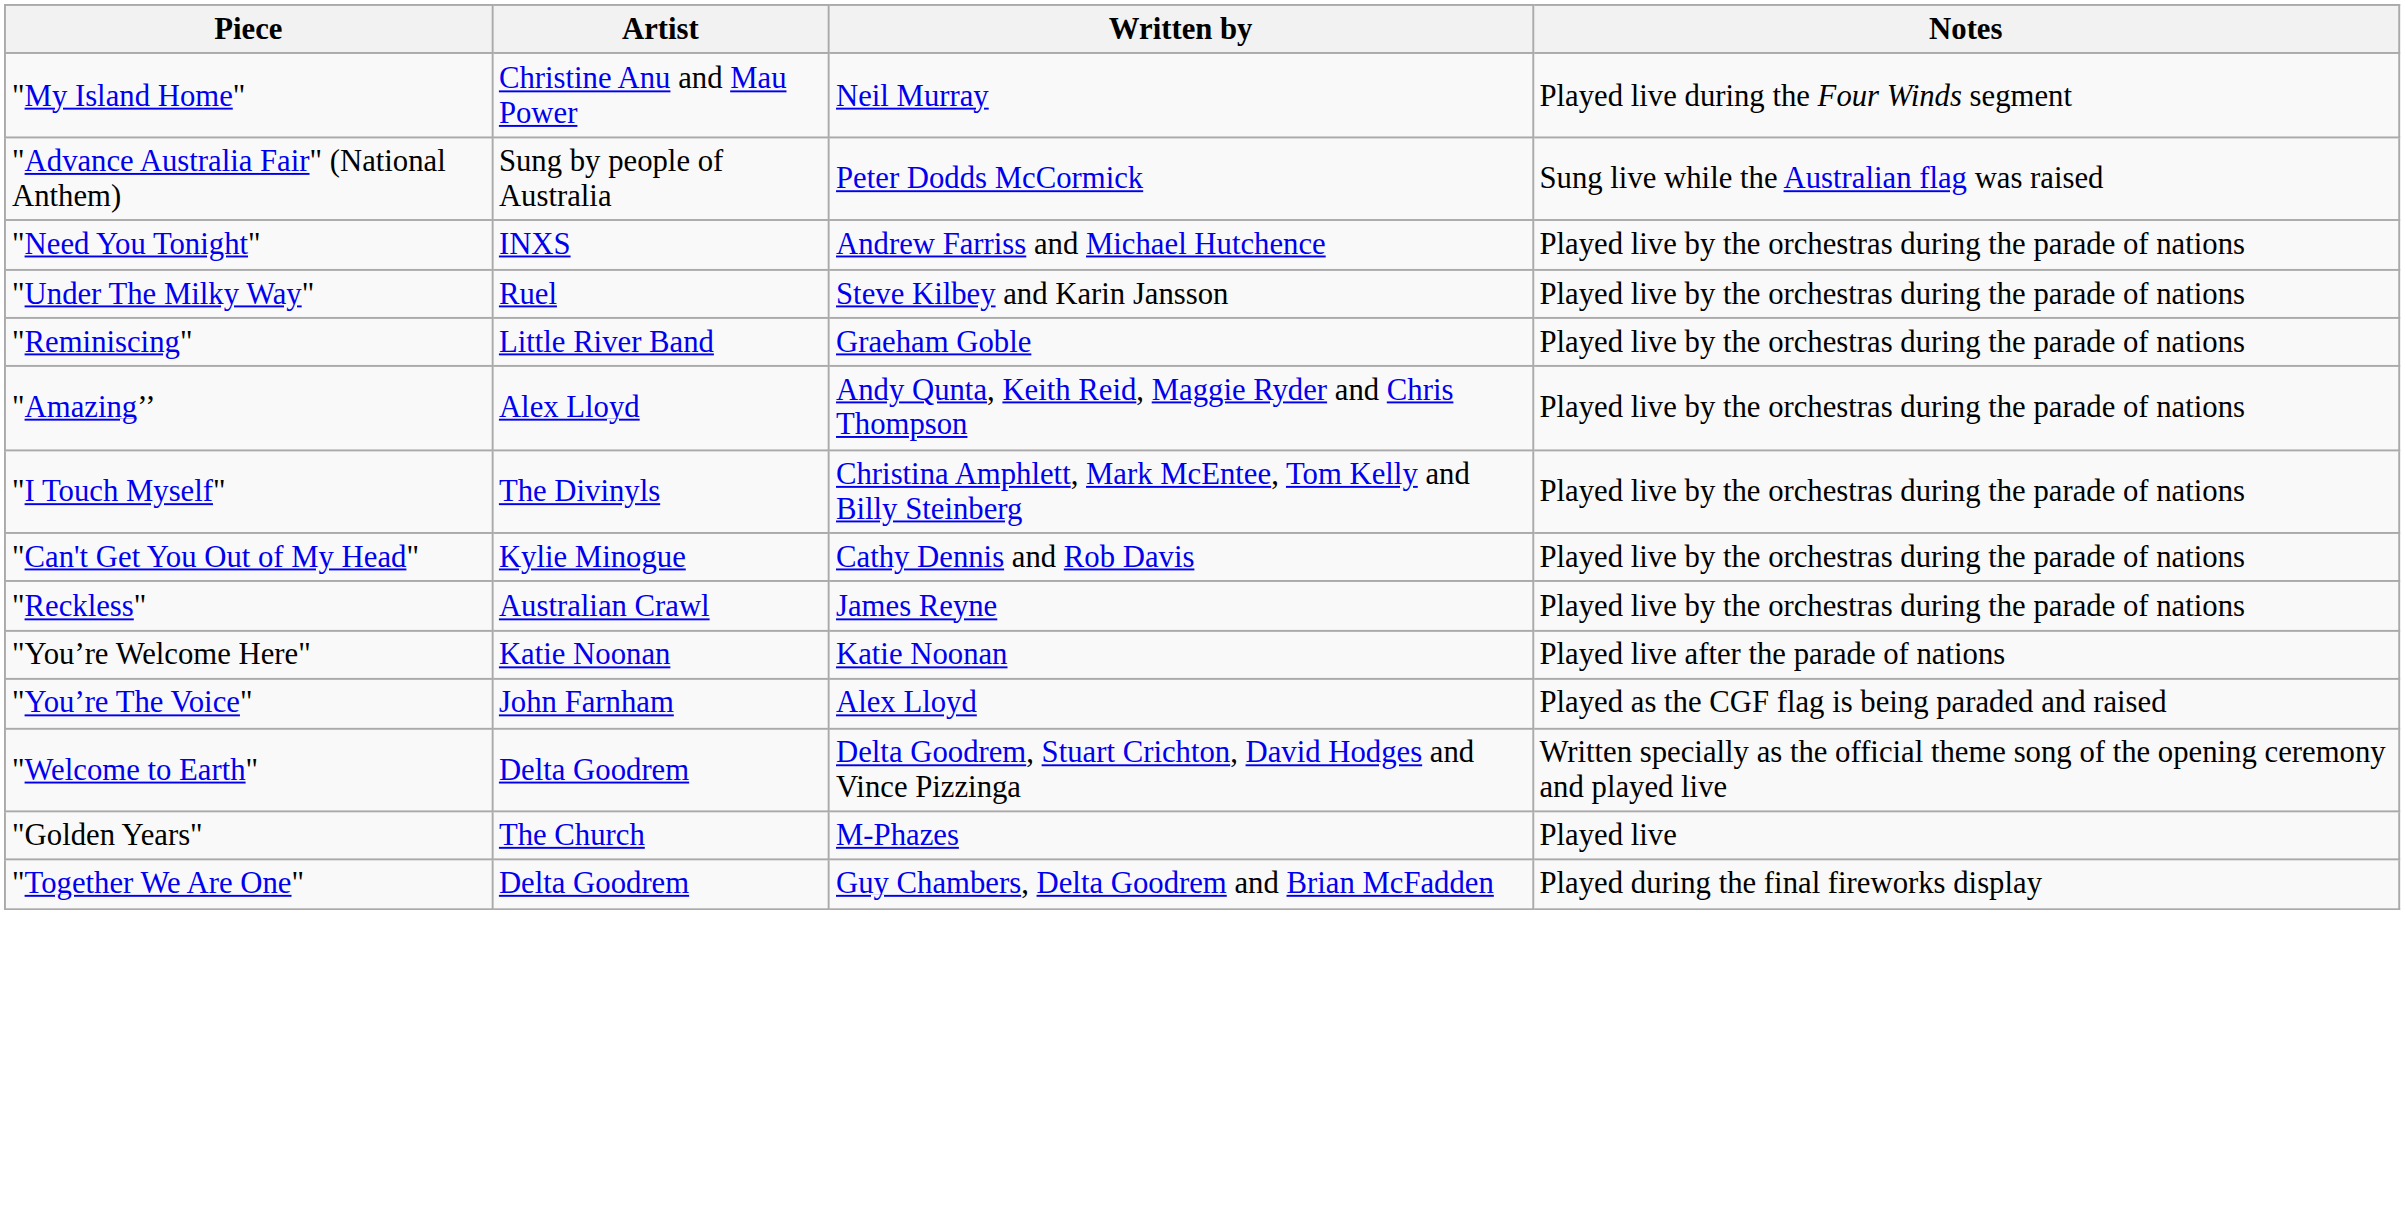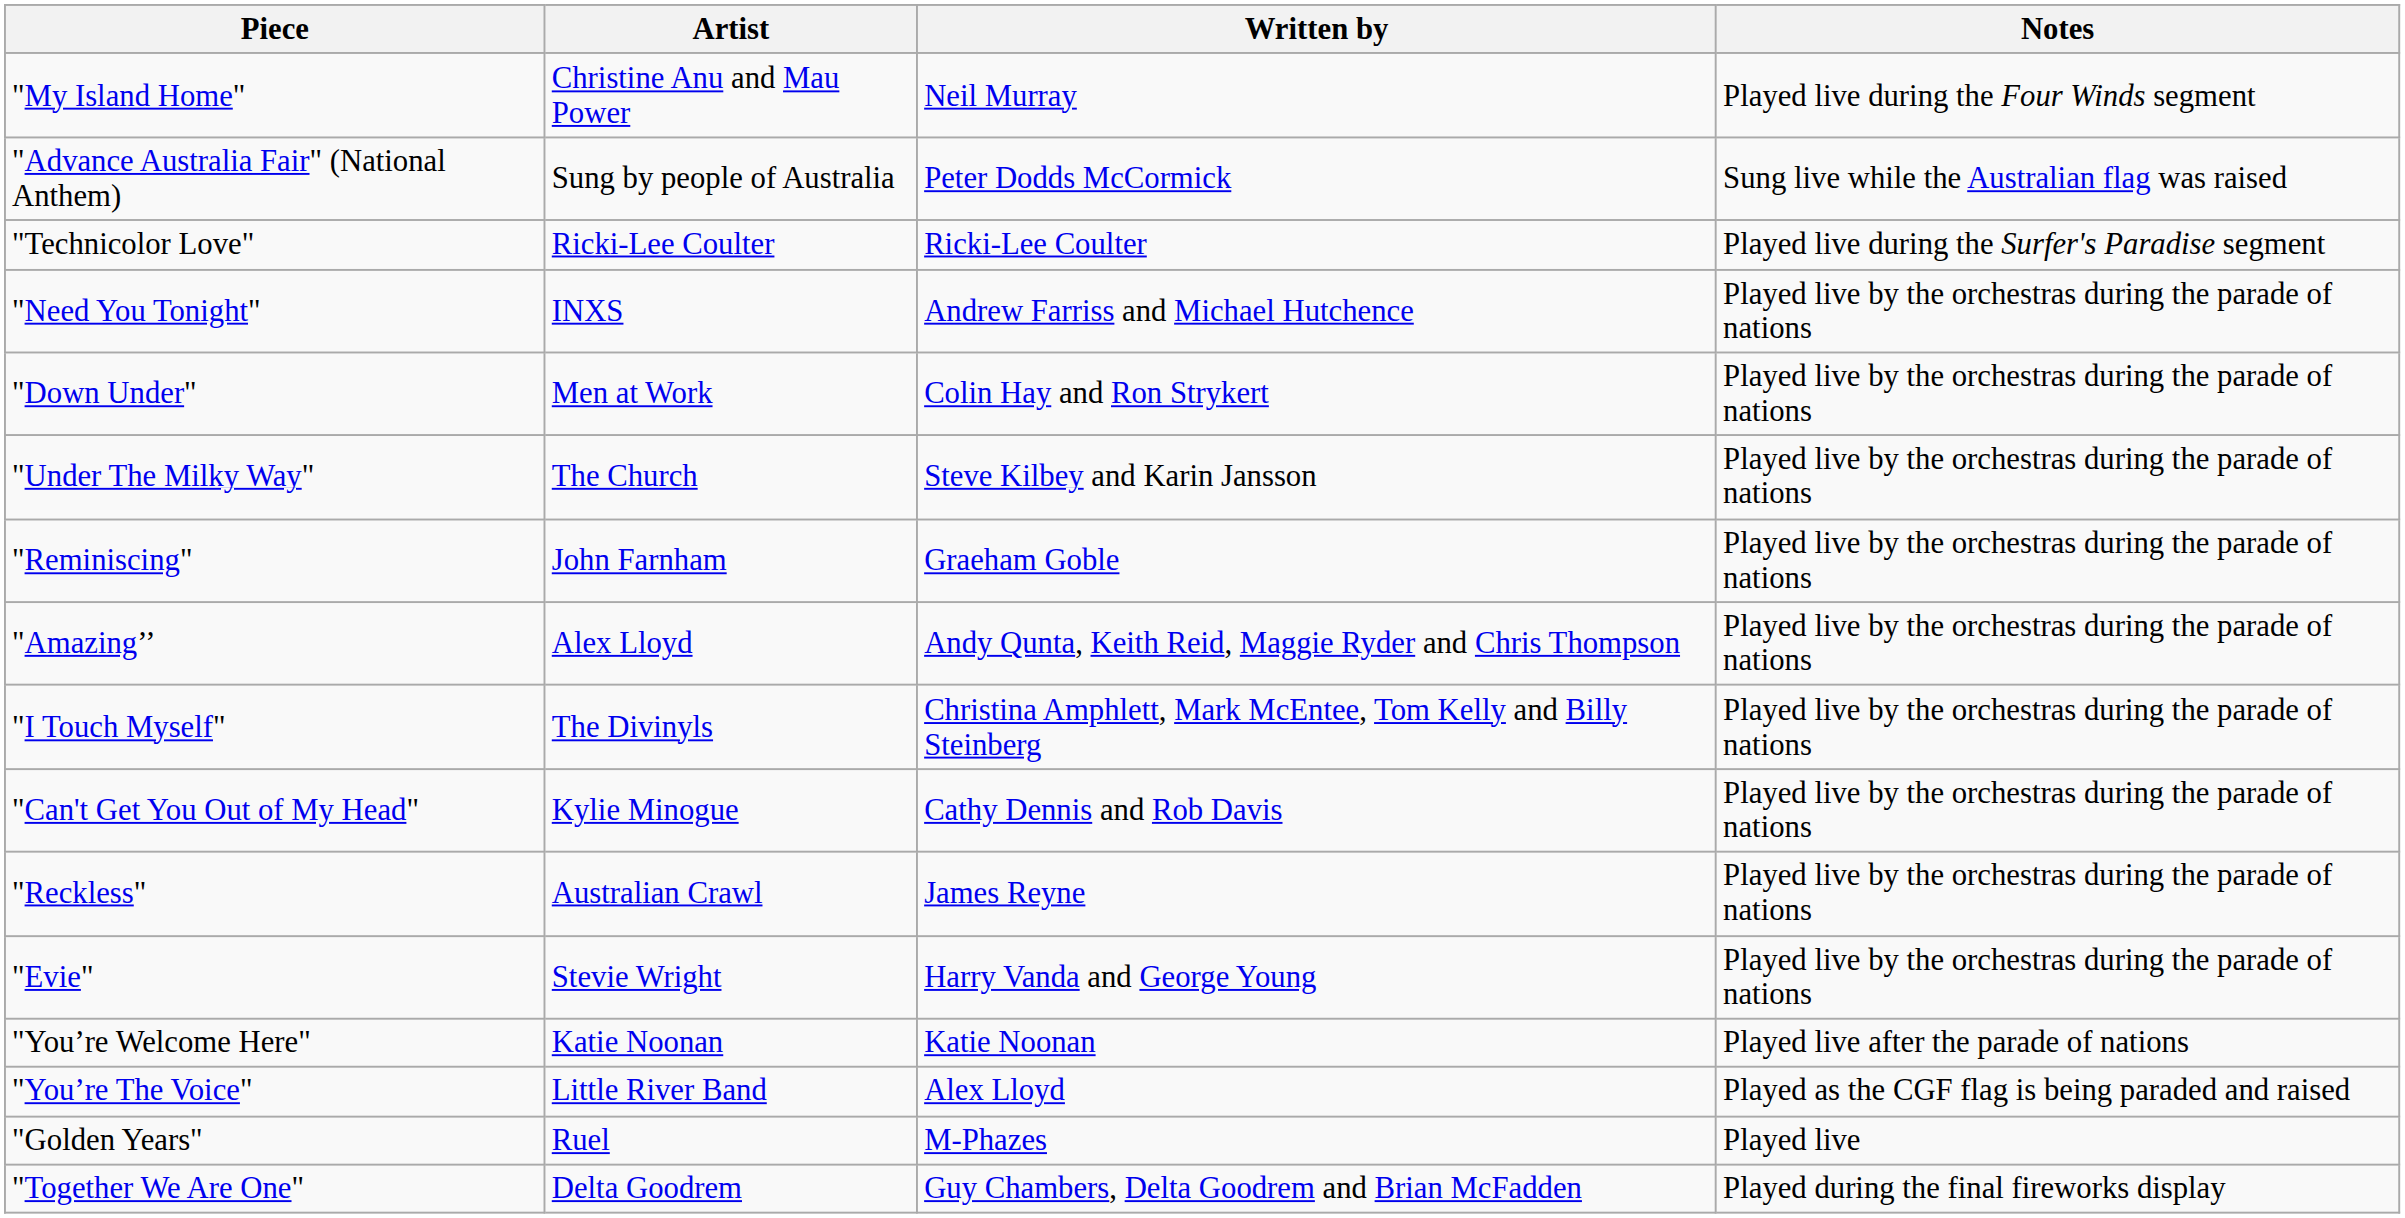+ row: (133, 244)
+ row: (104, 393)
(528, 292) Ruel -> (625, 476) The Church
(606, 341) Little River Band -> (639, 559) John Farnham
+ row: (53, 976)
(586, 703) John Farnham -> (659, 1091) Little River Band
- row: (135, 769)
(572, 835) The Church -> (581, 1139) Ruel
